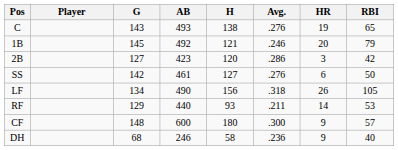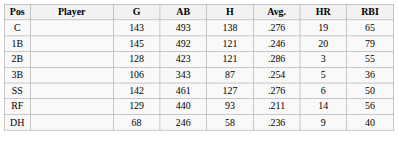(137, 59) 127 -> (137, 59) 128
(230, 59) 120 -> (230, 59) 121
(370, 59) 42 -> (370, 59) 55
+ row: (17, 75)
- row: (17, 91)
(370, 106) 53 -> (370, 106) 56
- row: (17, 122)
